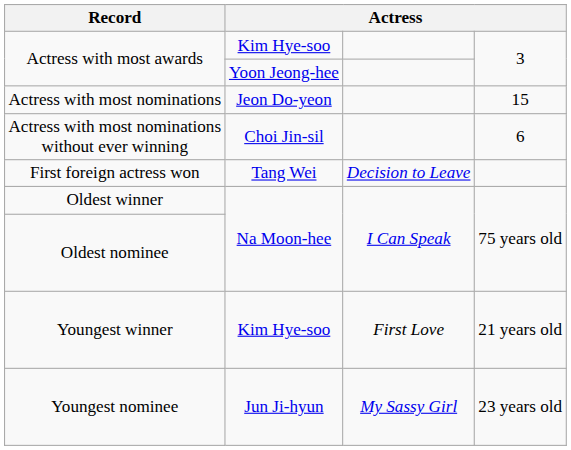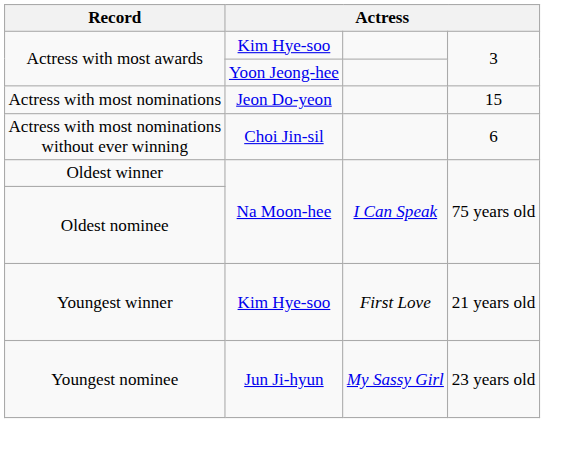- row: (115, 173)
